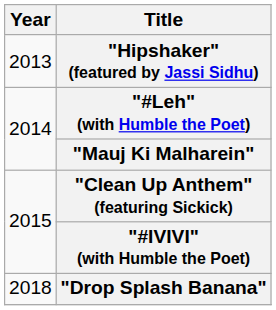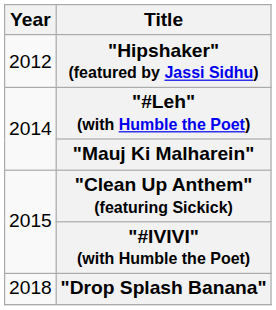(30, 60) 2013 -> (30, 60) 2012
